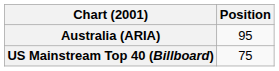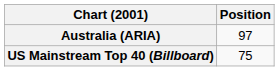(245, 35) 95 -> (245, 35) 97
